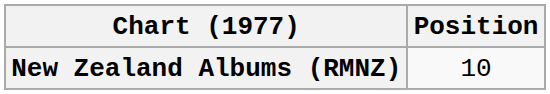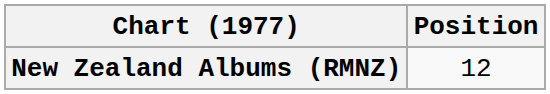(476, 69) 10 -> (476, 69) 12
